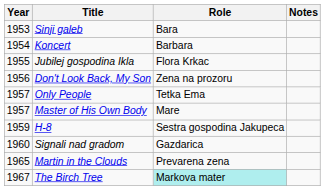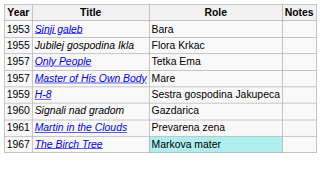- row: (53, 45)
- row: (93, 78)
(18, 161) 1965 -> (18, 128) 1961
